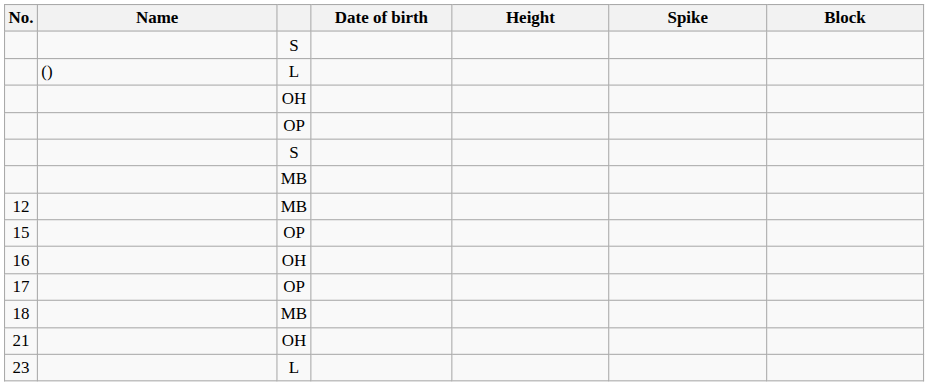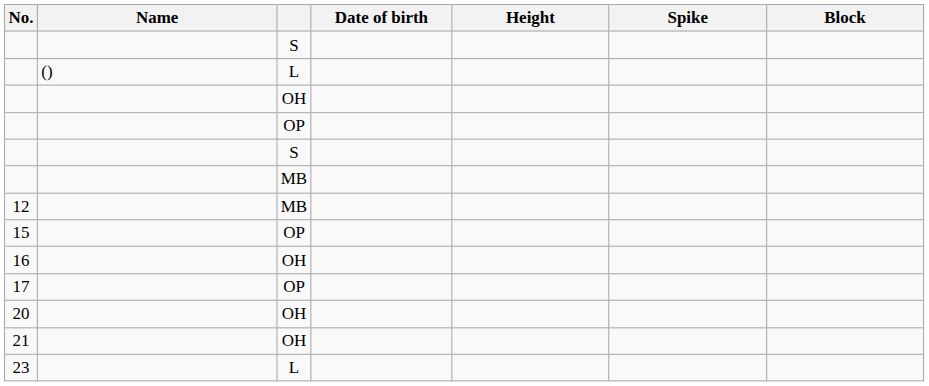- row: (21, 313)
+ row: (21, 313)
